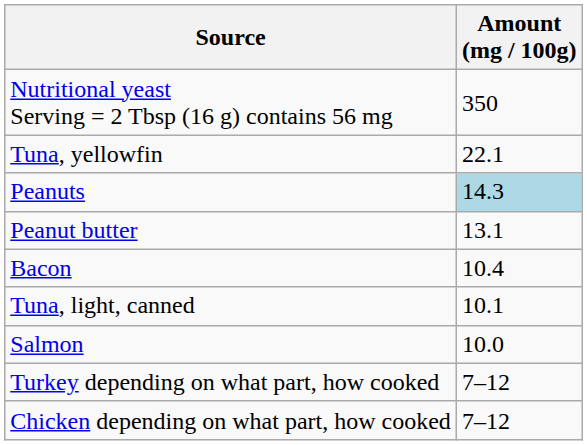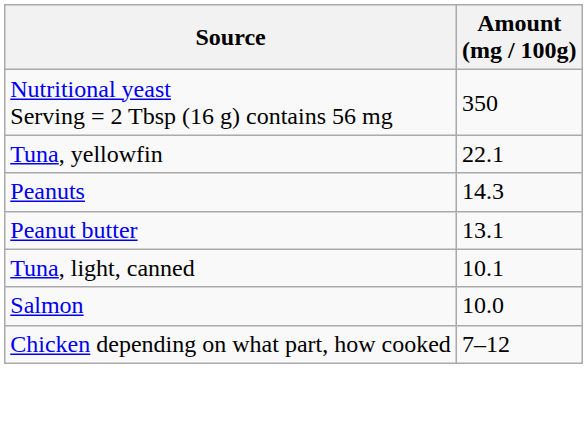(483, 191) lightblue background -> (483, 191) no background
- row: (41, 267)
- row: (225, 382)
